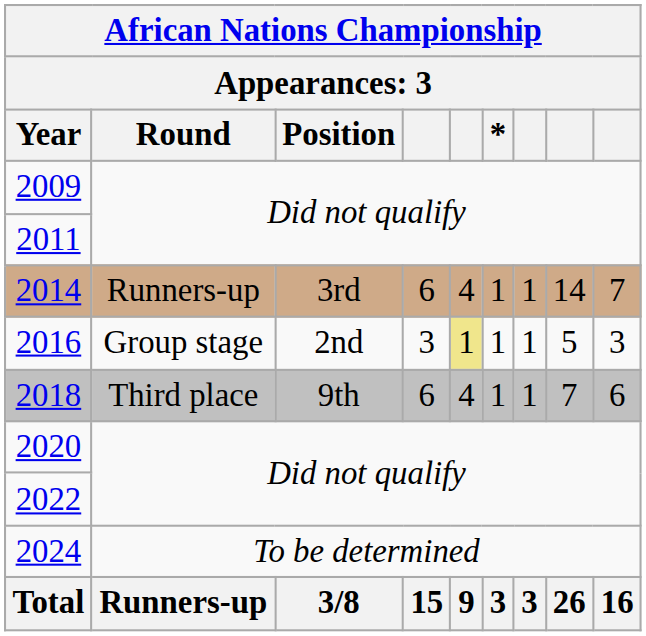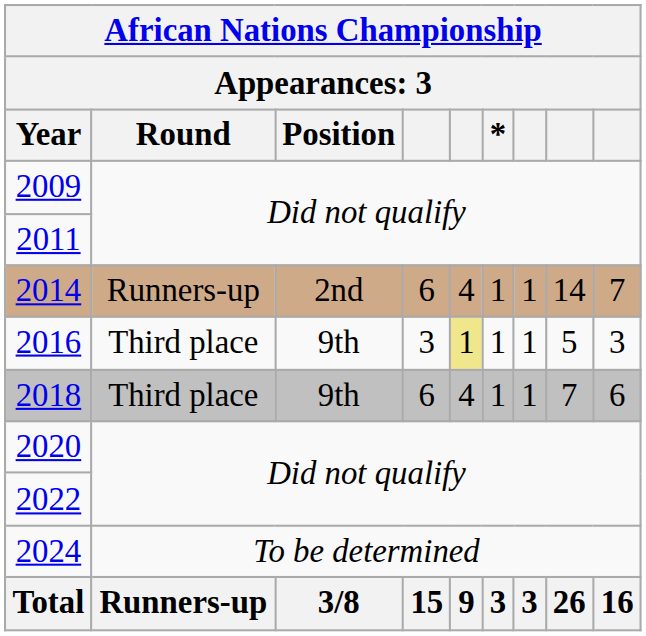(339, 290) 3rd -> (339, 290) 2nd
(183, 342) Group stage -> (183, 342) Third place
(339, 342) 2nd -> (339, 342) 9th
